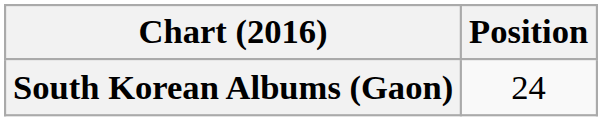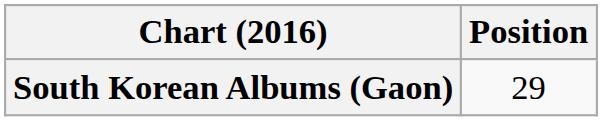(529, 86) 24 -> (529, 86) 29
